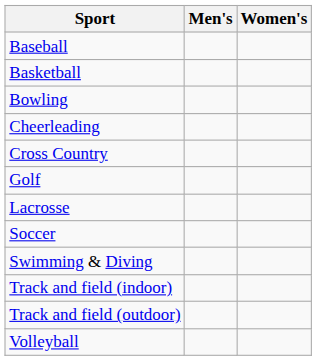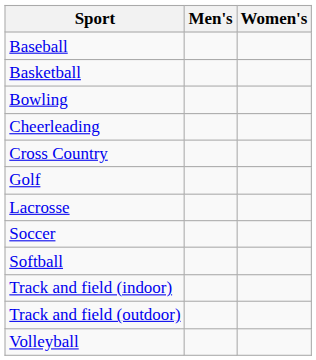+ row: (36, 260)
- row: (81, 260)
